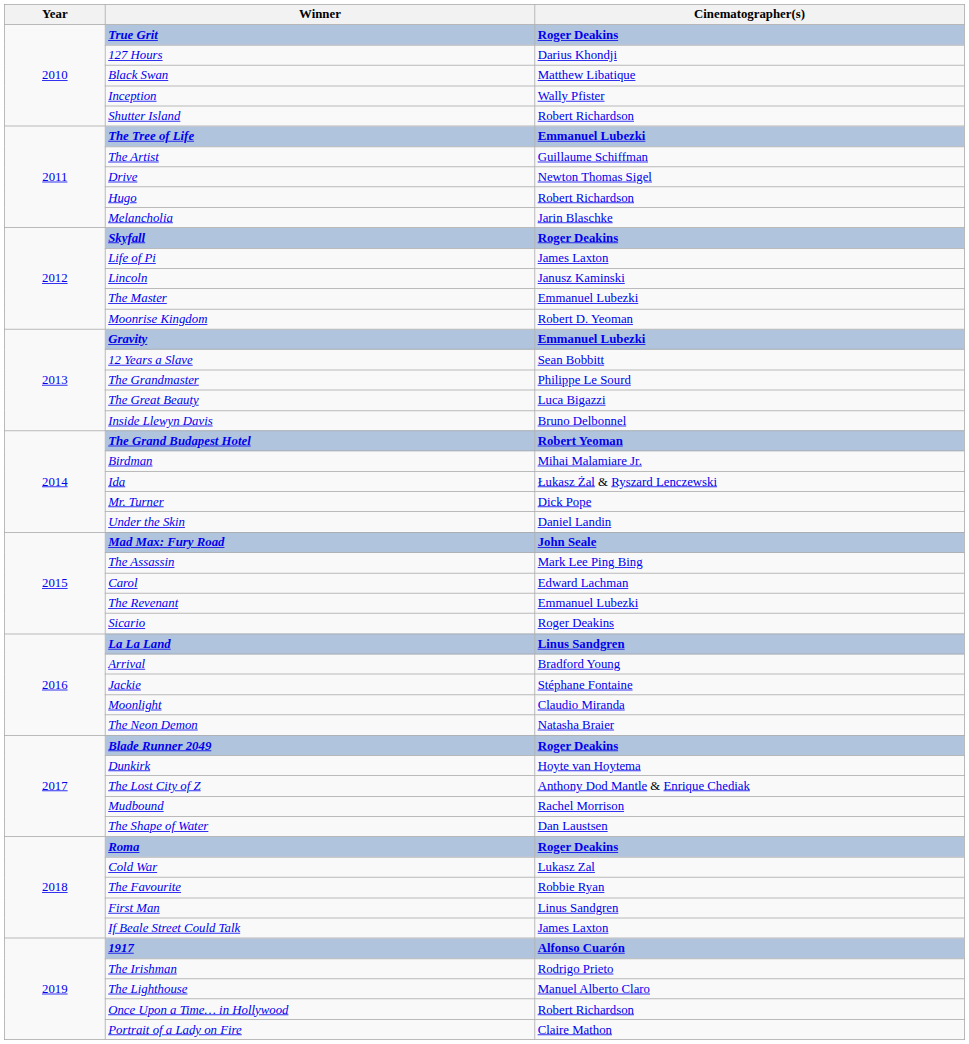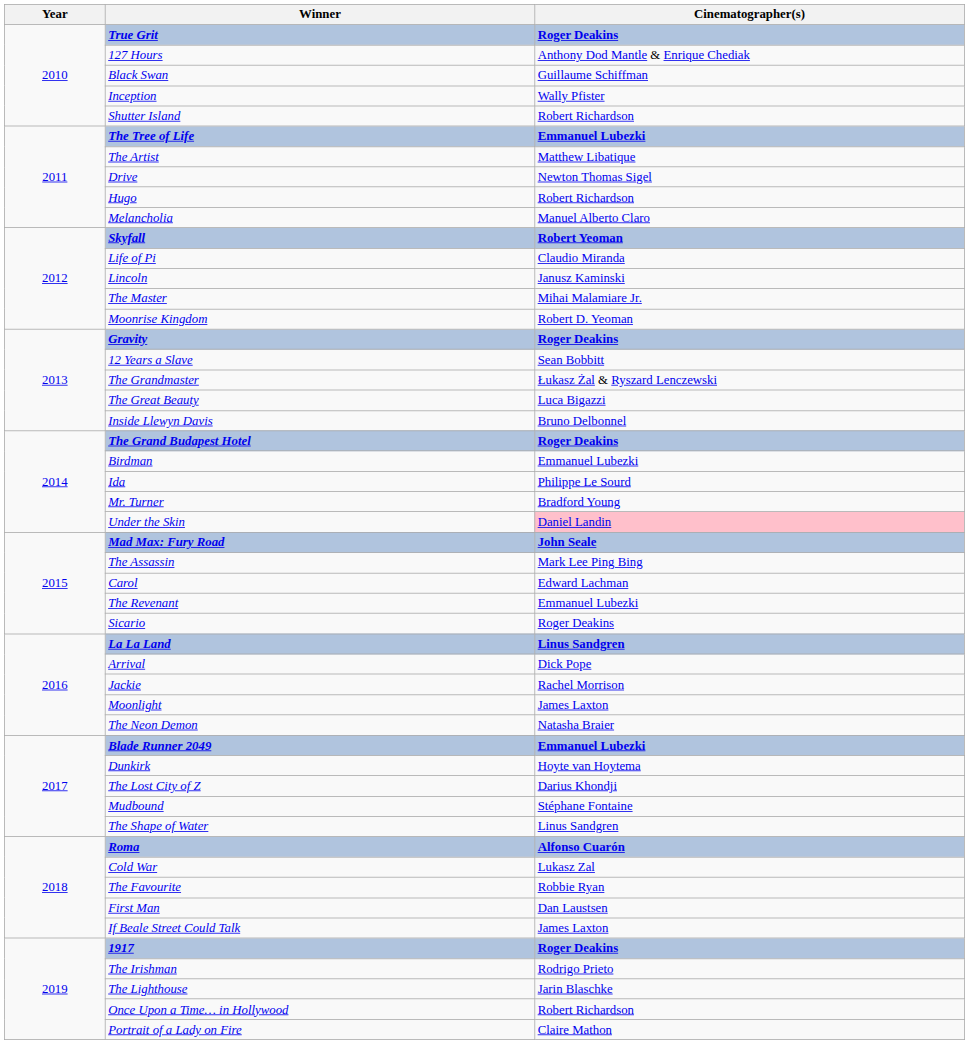(577, 55) Darius Khondji -> (644, 55) Anthony Dod Mantle & Enrique Chediak
(587, 75) Matthew Libatique -> (593, 75) Guillaume Schiffman
(593, 156) Guillaume Schiffman -> (587, 156) Matthew Libatique
(575, 217) Jarin Blaschke -> (594, 217) Manuel Alberto Claro
(578, 237) Roger Deakins -> (580, 237) Robert Yeoman
(573, 258) James Laxton -> (581, 258) Claudio Miranda
(588, 298) Emmanuel Lubezki -> (590, 298) Mihai Malamiare Jr.
(592, 339) Emmanuel Lubezki -> (578, 339) Roger Deakins
(584, 380) Philippe Le Sourd -> (627, 380) Łukasz Żal & Ryszard Lenczewski
(580, 440) Robert Yeoman -> (578, 440) Roger Deakins
(590, 461) Mihai Malamiare Jr. -> (588, 461) Emmanuel Lubezki
(627, 481) Łukasz Żal & Ryszard Lenczewski -> (584, 481) Philippe Le Sourd
(565, 501) Dick Pope -> (579, 501) Bradford Young
(574, 522) no background -> (574, 522) pink background
(579, 664) Bradford Young -> (565, 664) Dick Pope
(585, 684) Stéphane Fontaine -> (581, 684) Rachel Morrison
(581, 704) Claudio Miranda -> (573, 704) James Laxton
(578, 745) Roger Deakins -> (592, 745) Emmanuel Lubezki
(644, 786) Anthony Dod Mantle & Enrique Chediak -> (577, 786) Darius Khondji
(581, 806) Rachel Morrison -> (585, 806) Stéphane Fontaine
(573, 826) Dan Laustsen -> (578, 826) Linus Sandgren
(578, 846) Roger Deakins -> (581, 846) Alfonso Cuarón
(578, 907) Linus Sandgren -> (573, 907) Dan Laustsen
(581, 948) Alfonso Cuarón -> (578, 948) Roger Deakins
(594, 989) Manuel Alberto Claro -> (575, 989) Jarin Blaschke
